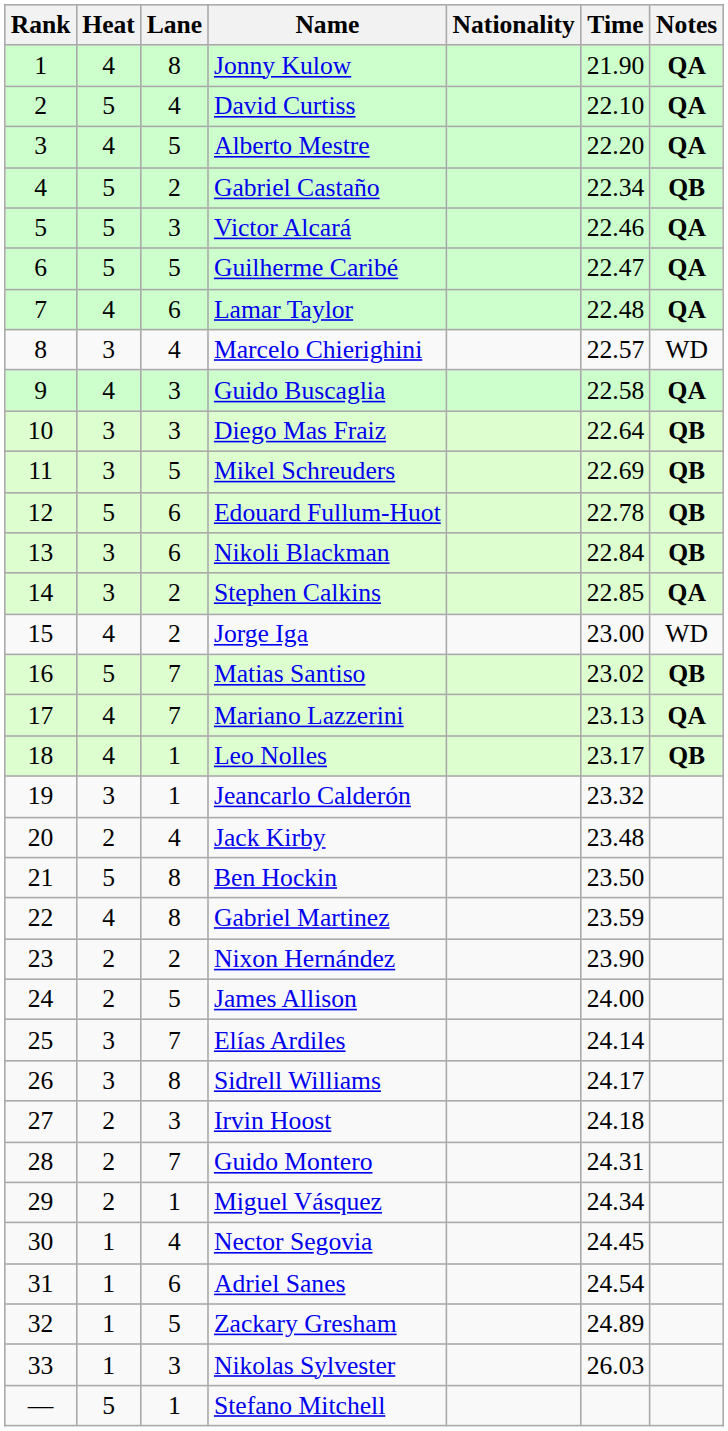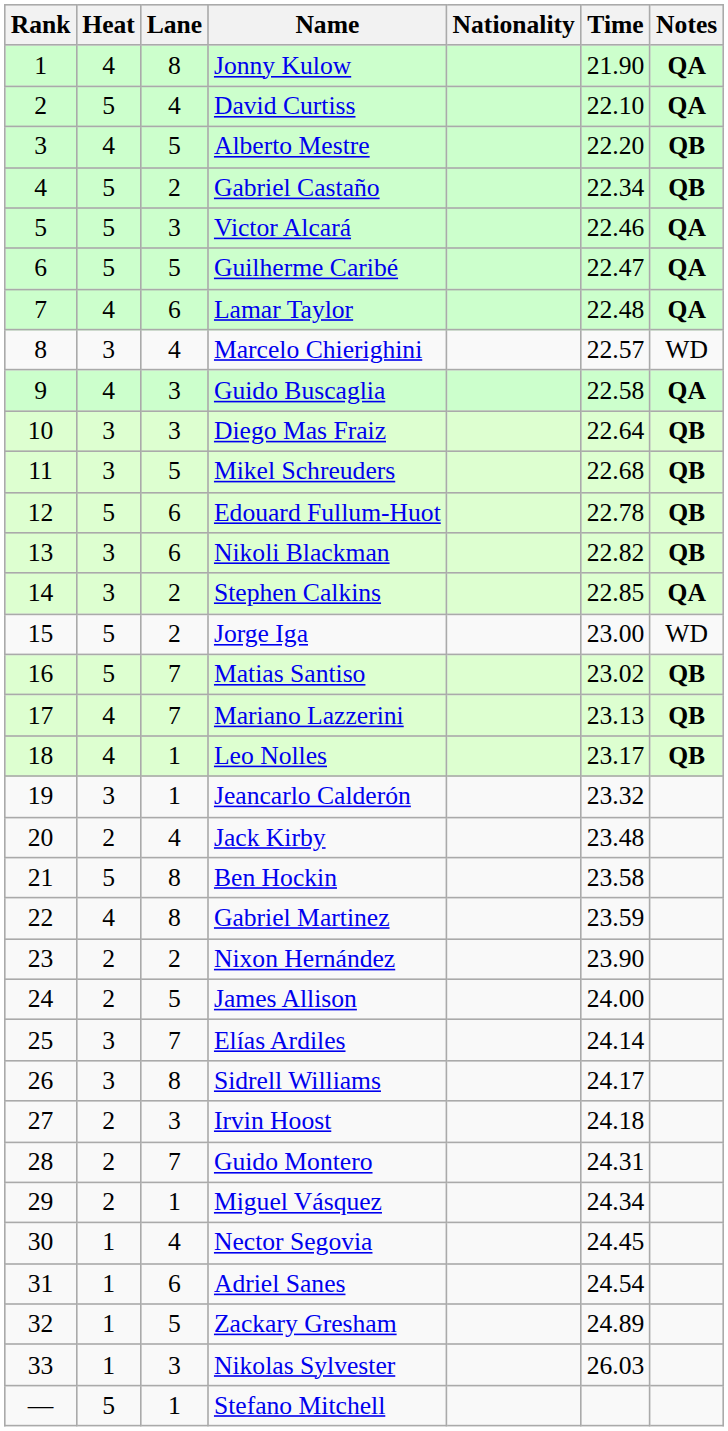(687, 146) QA -> (687, 146) QB
(616, 471) 22.69 -> (616, 471) 22.68
(616, 552) 22.84 -> (616, 552) 22.82
(109, 633) 4 -> (109, 633) 5
(687, 715) QA -> (687, 715) QB
(616, 877) 23.50 -> (616, 877) 23.58
